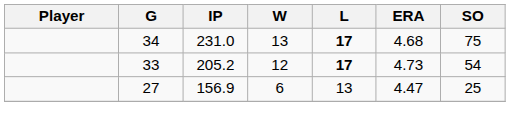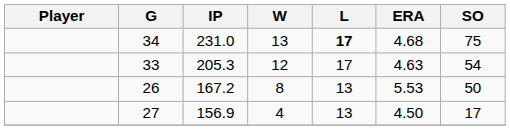(215, 64) 205.2 -> (215, 64) 205.3
(344, 64) bold -> (344, 64) normal
(408, 64) 4.73 -> (408, 64) 4.63
+ row: (151, 88)
(280, 88) 6 -> (280, 112) 4
(408, 88) 4.47 -> (408, 112) 4.50
(473, 88) 25 -> (473, 112) 17
